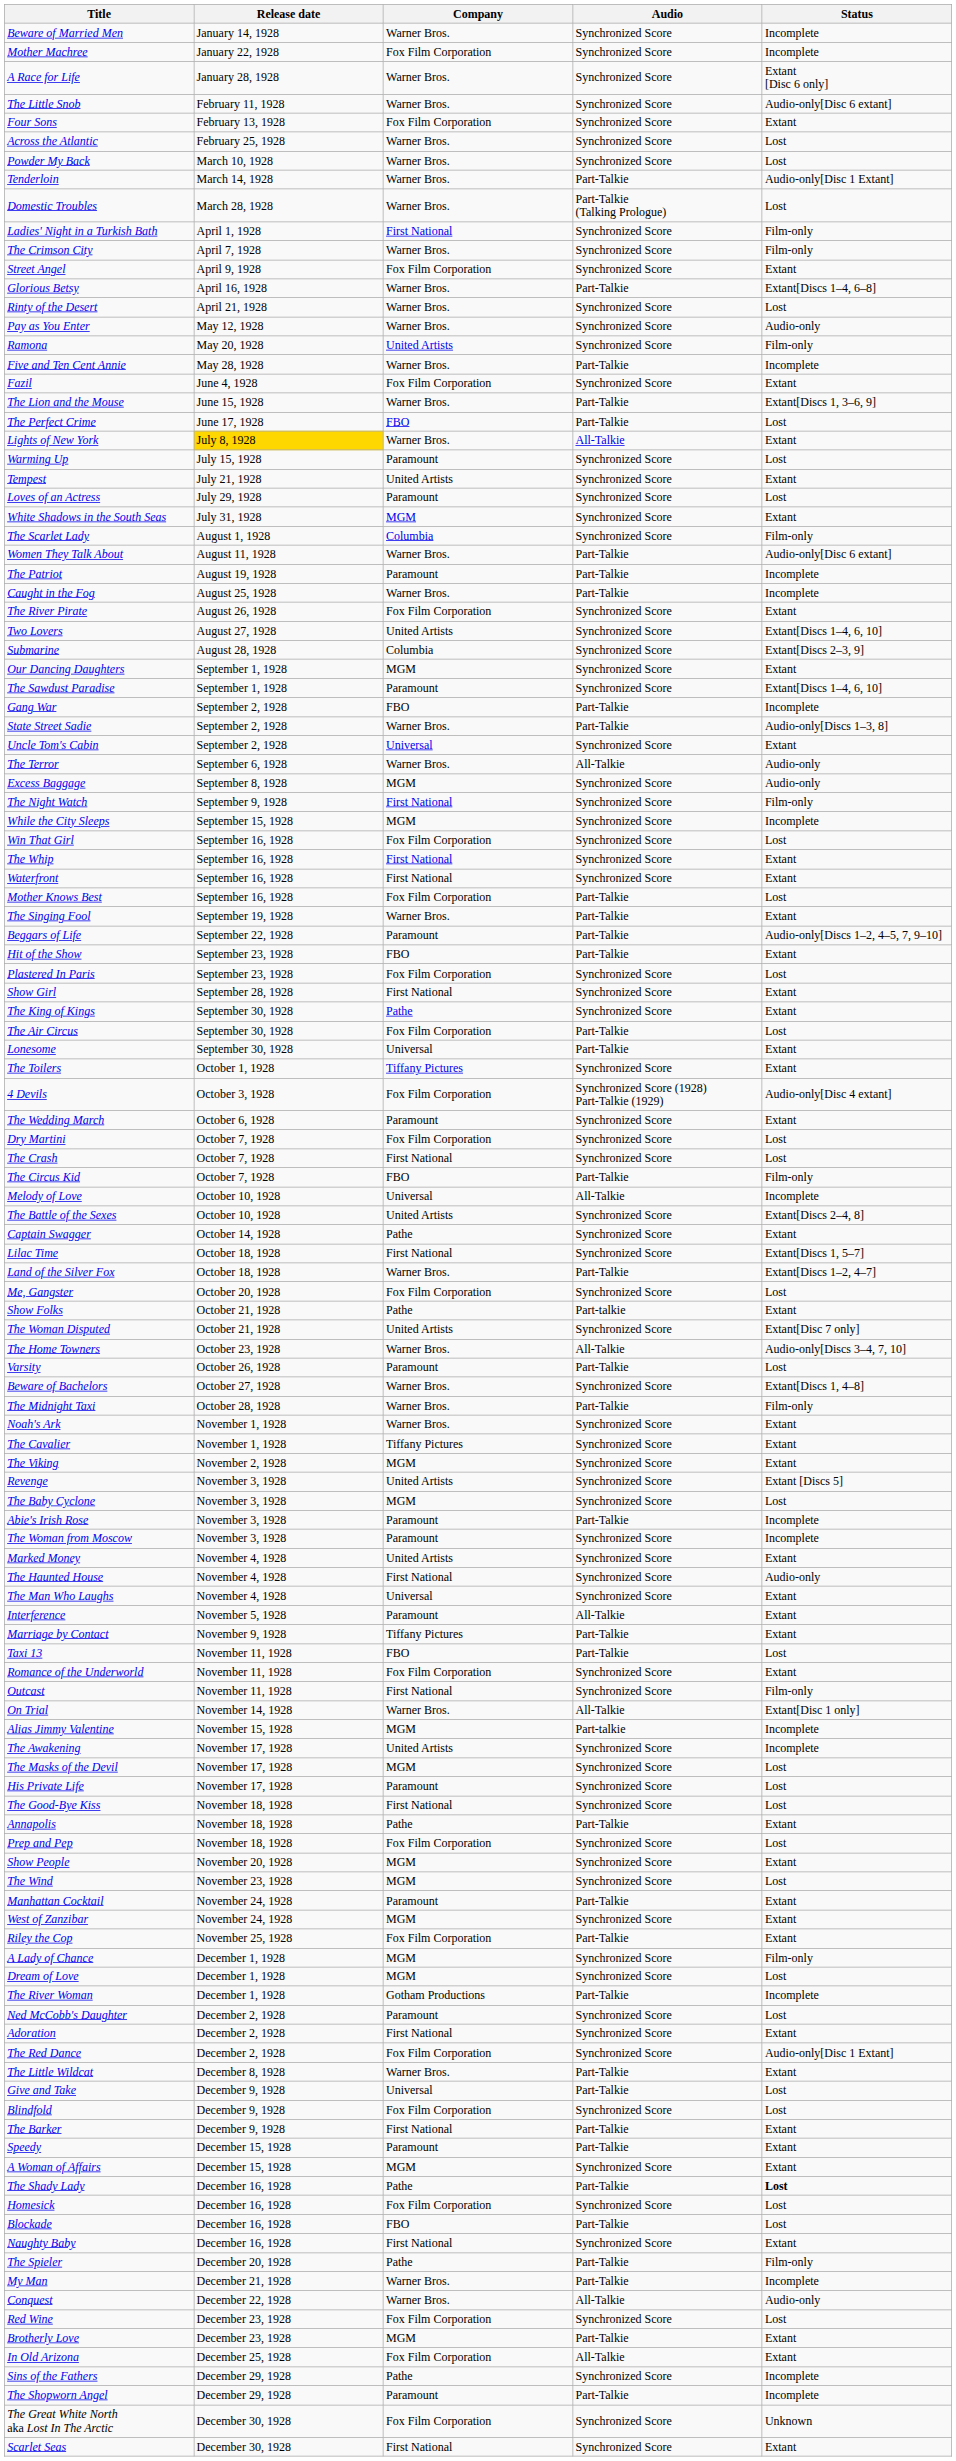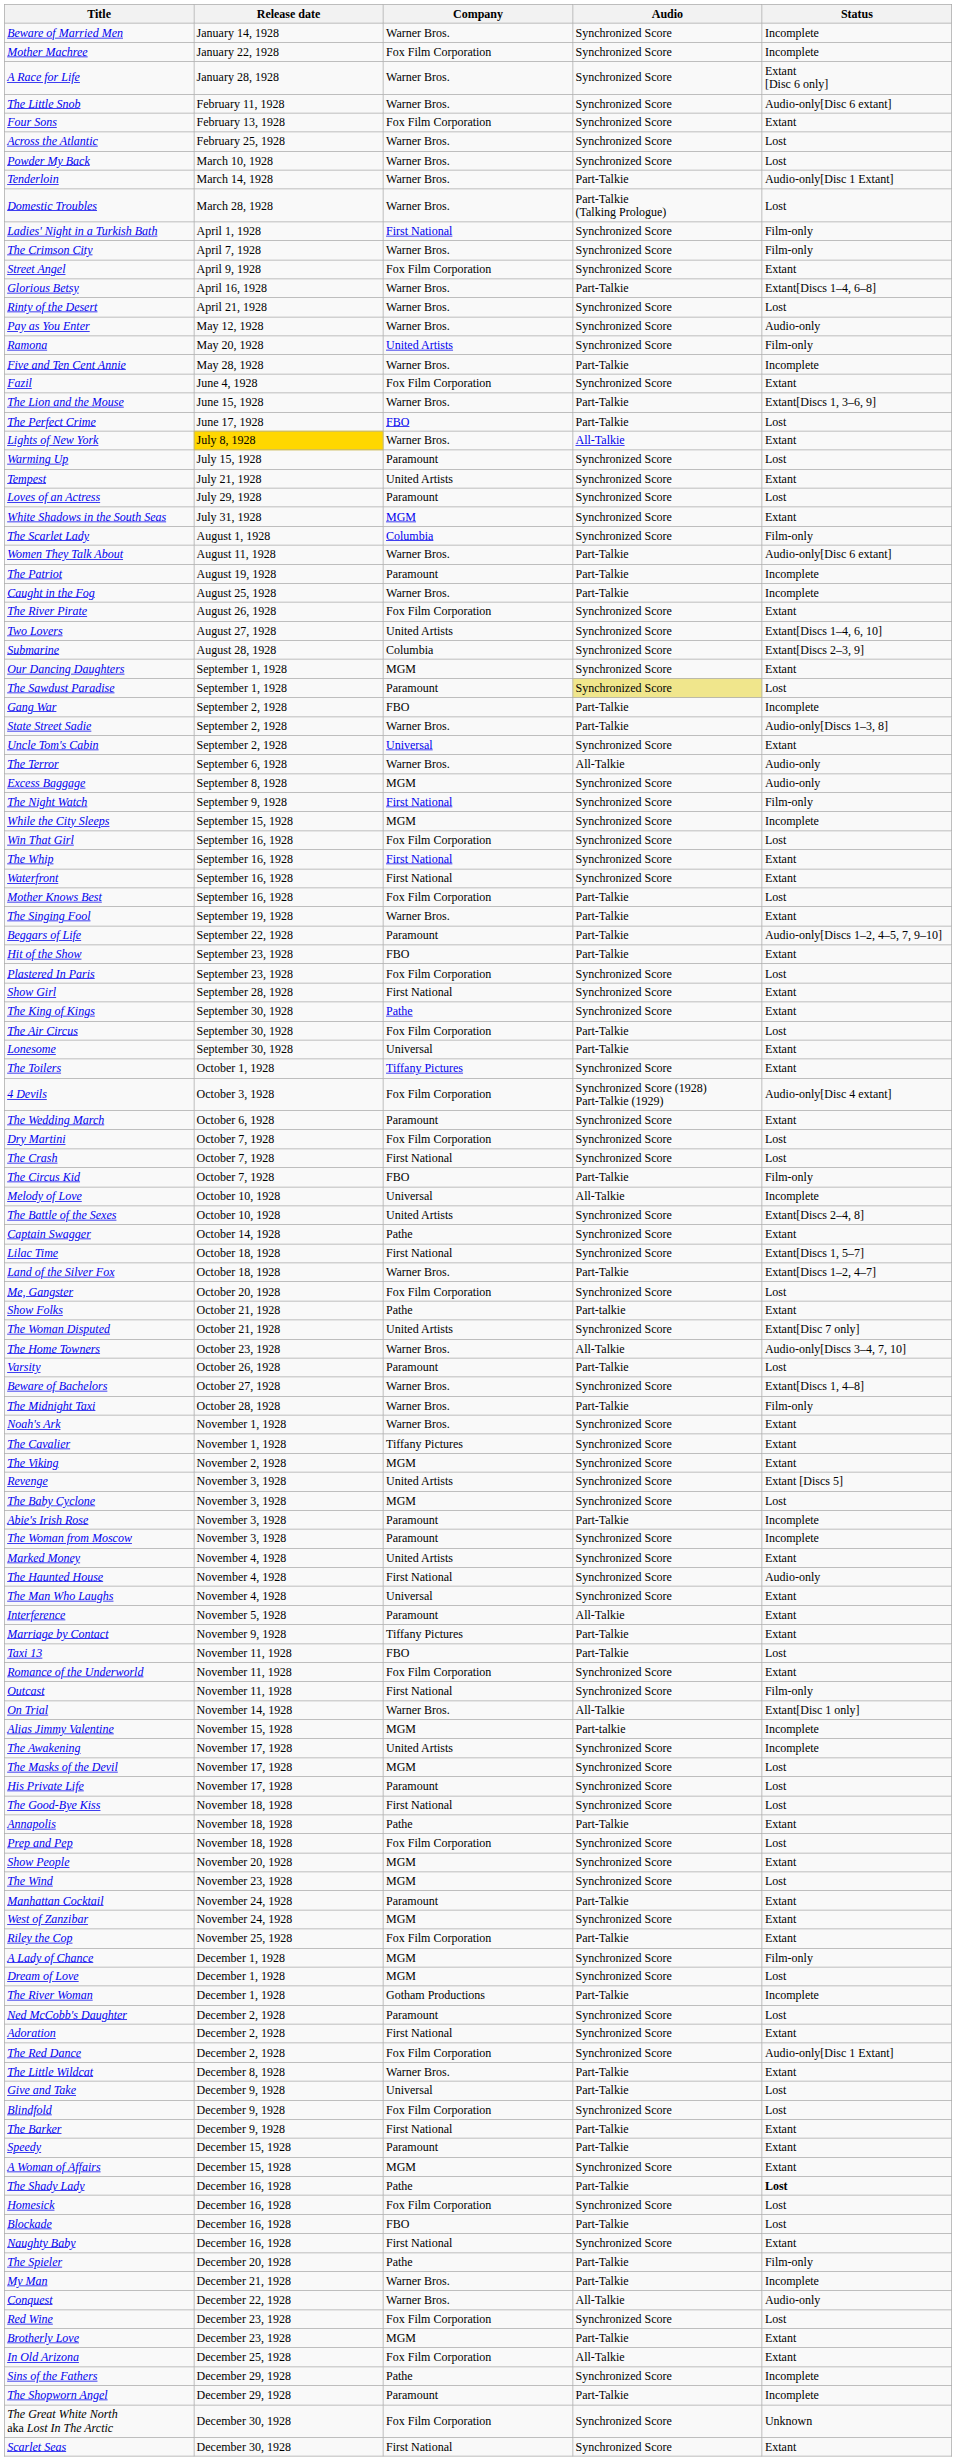(624, 688) no background -> (624, 688) khaki background
(823, 688) Extant[Discs 1–4, 6, 10] -> (776, 688) Lost
